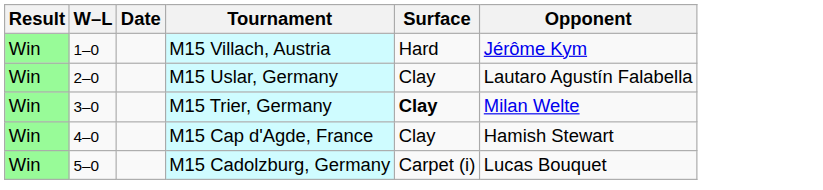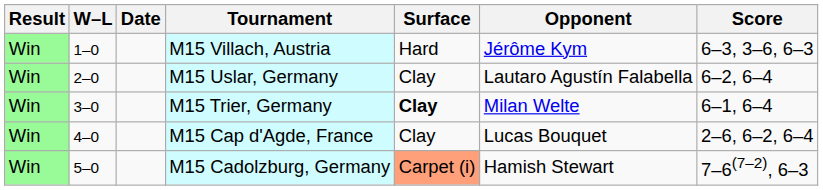+ column: (757, 19)
(549, 135) Hamish Stewart -> (545, 135) Lucas Bouquet
(437, 164) no background -> (437, 167) lightsalmon background
(545, 164) Lucas Bouquet -> (549, 167) Hamish Stewart
